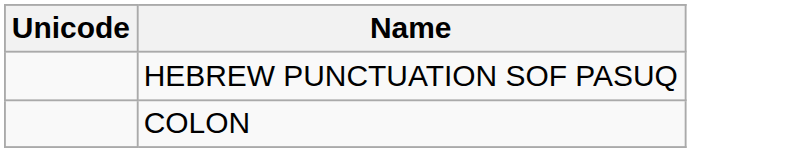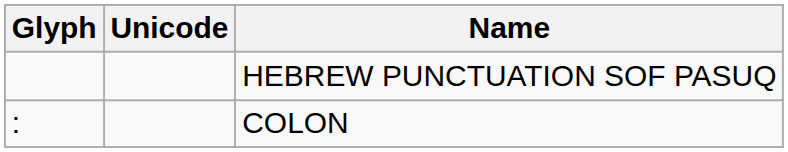+ column: (54, 28)
